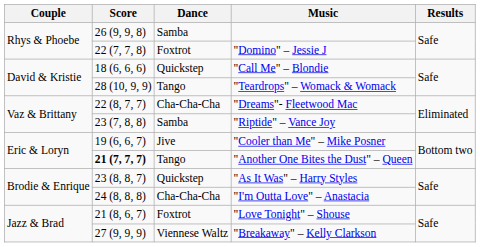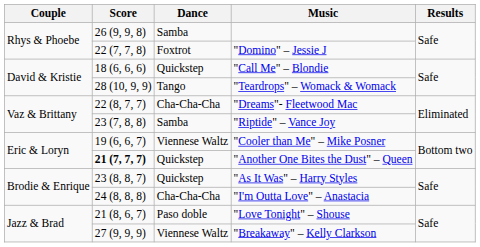(166, 141) Jive -> (193, 141) Viennese Waltz
(171, 159) Tango -> (180, 159) Quickstep
(174, 214) Foxtrot -> (182, 214) Paso doble
